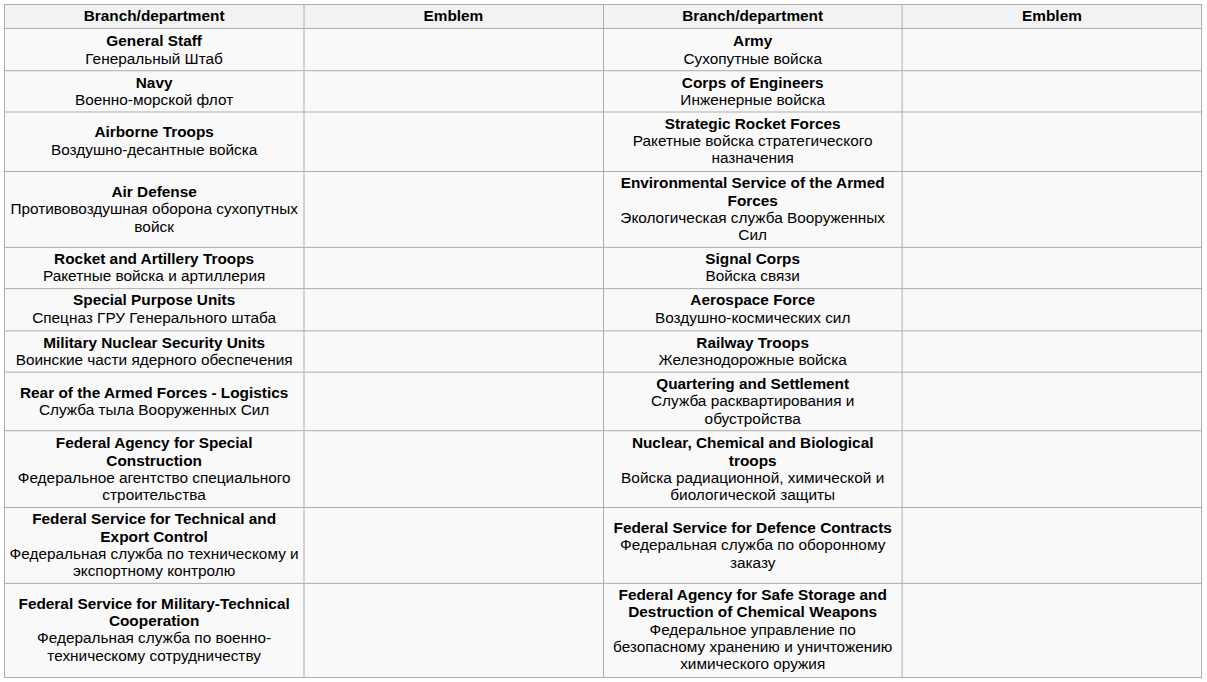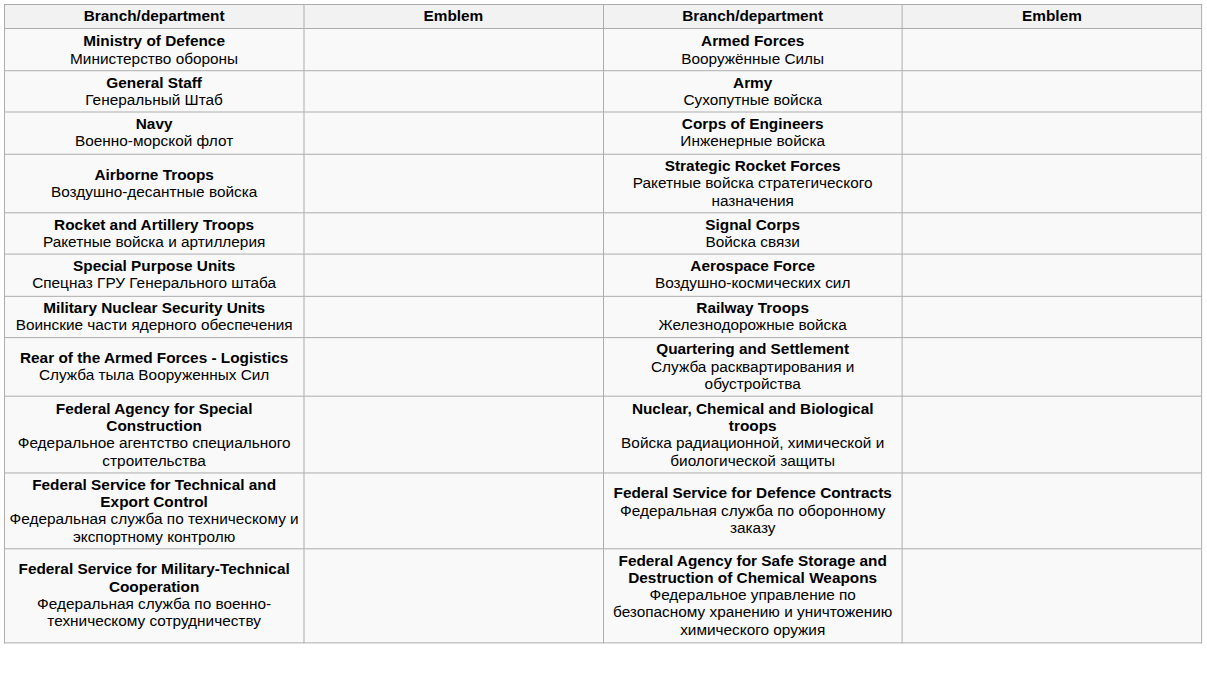+ row: (154, 49)
- row: (154, 209)
